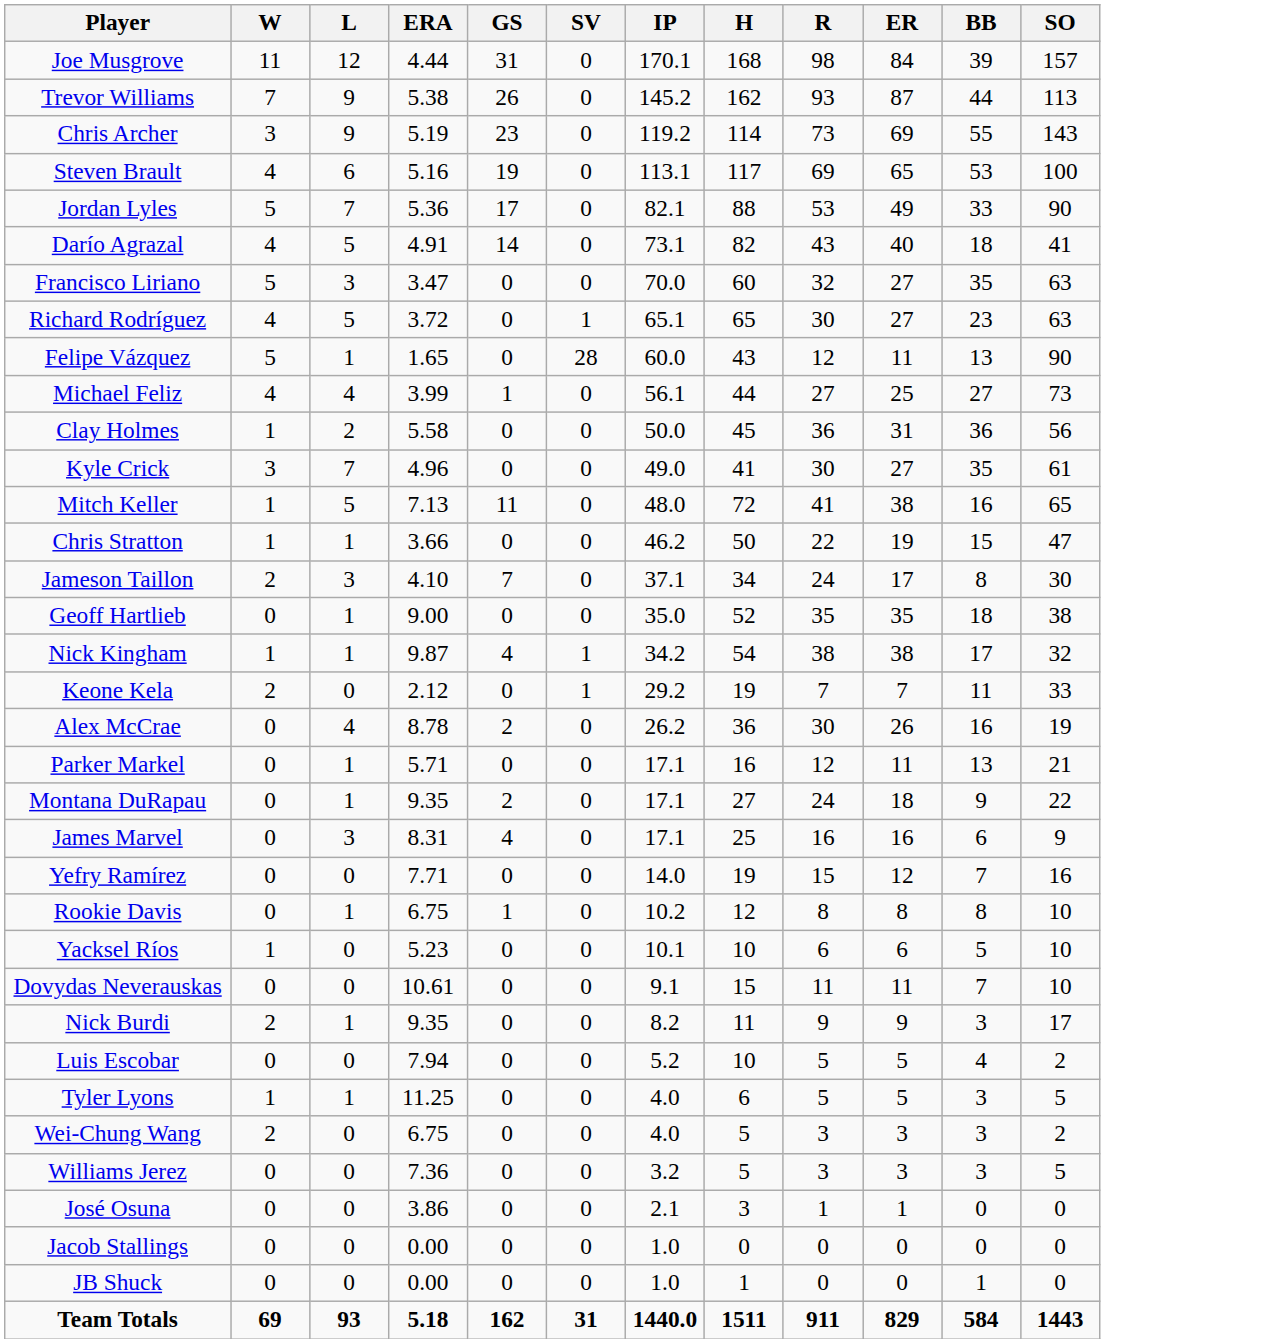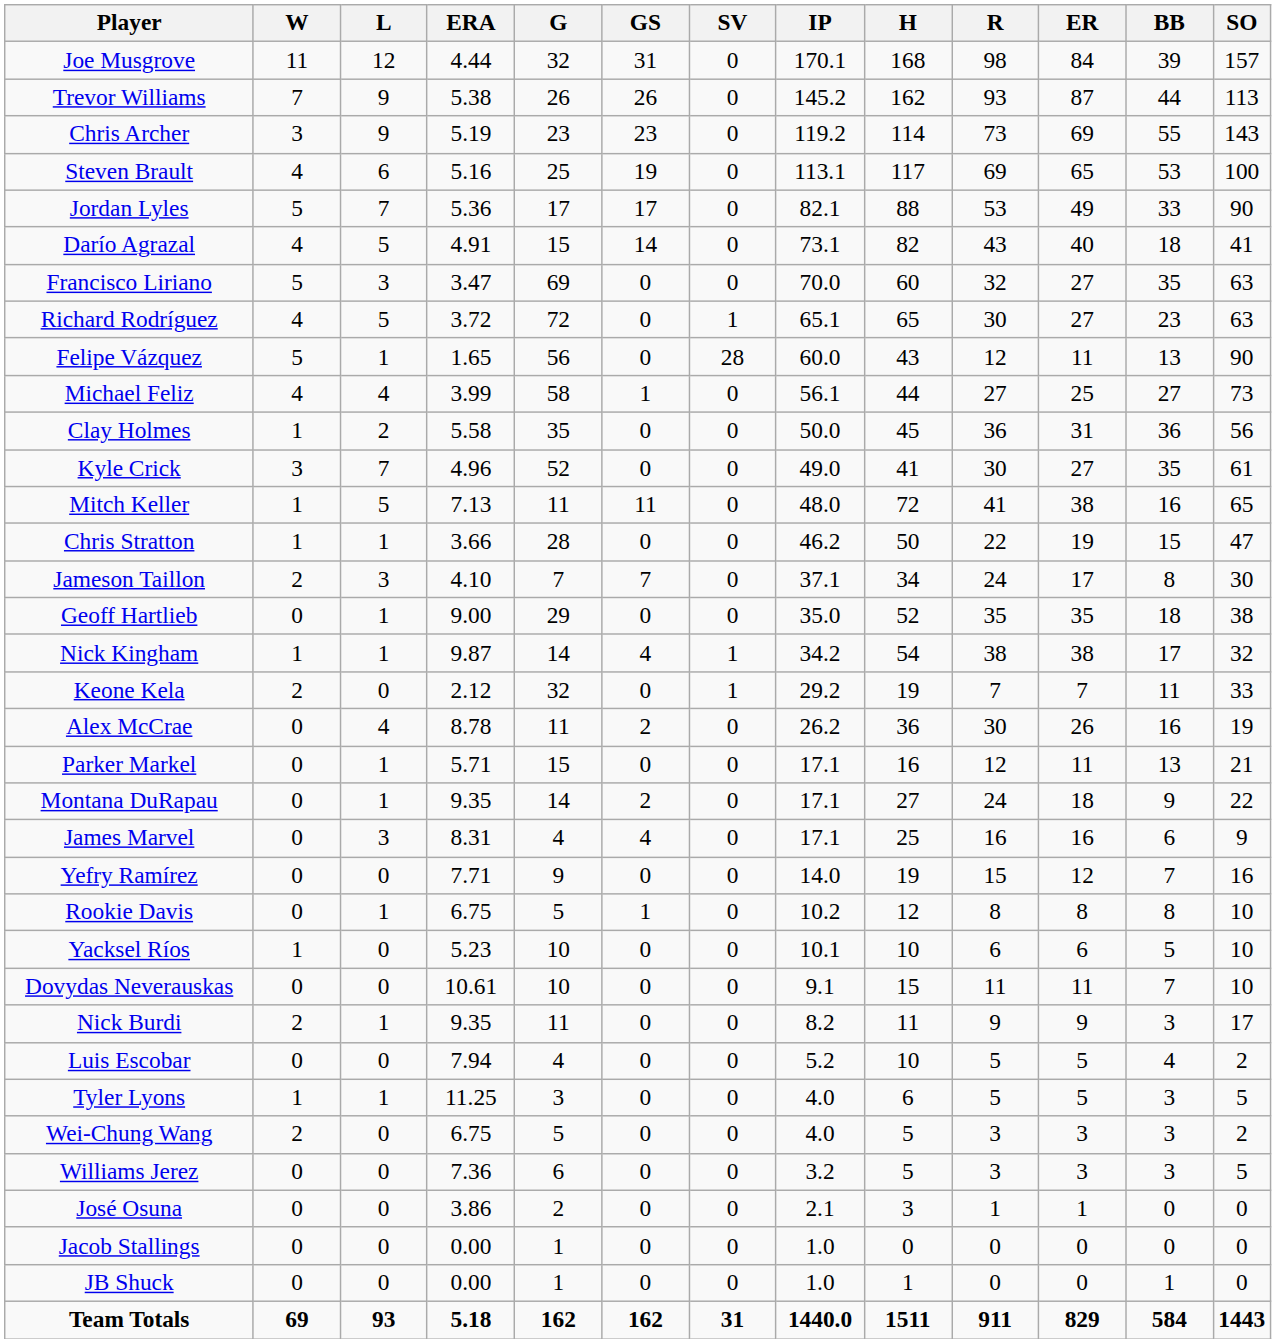+ column: (558, 23)
